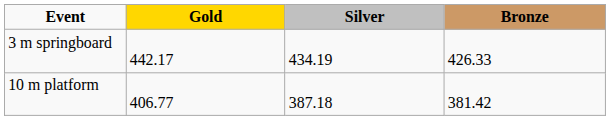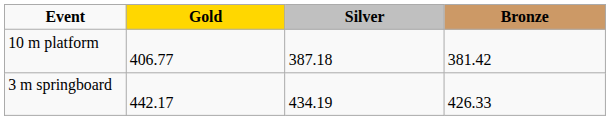rows swapped: (60, 42) <-> (53, 85)
